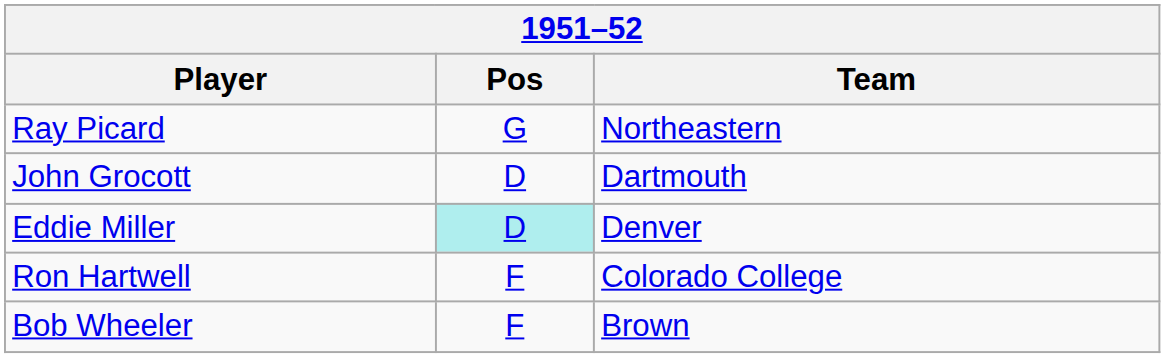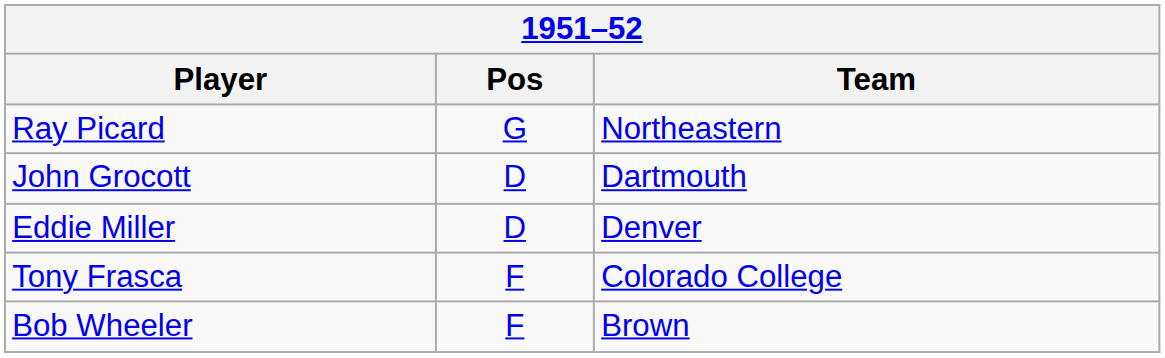(515, 227) paleturquoise background -> (515, 227) no background
+ row: (97, 276)
- row: (101, 276)
